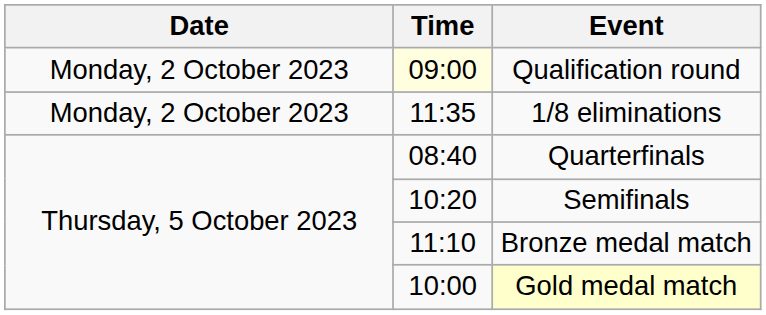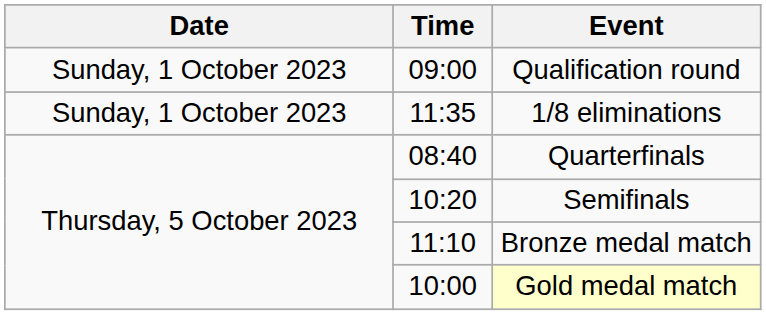(199, 69) Monday, 2 October 2023 -> (199, 69) Sunday, 1 October 2023
(443, 69) lightyellow background -> (443, 69) no background
(199, 112) Monday, 2 October 2023 -> (199, 112) Sunday, 1 October 2023
